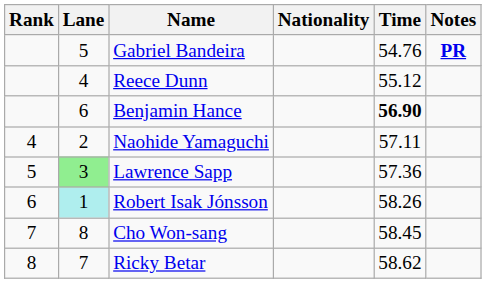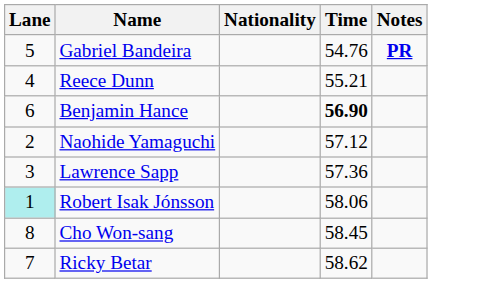- column: (31, 19)
(400, 80) 55.12 -> (346, 80) 55.21
(400, 141) 57.11 -> (346, 141) 57.12
(84, 171) lightgreen background -> (30, 171) no background
(400, 202) 58.26 -> (346, 202) 58.06
